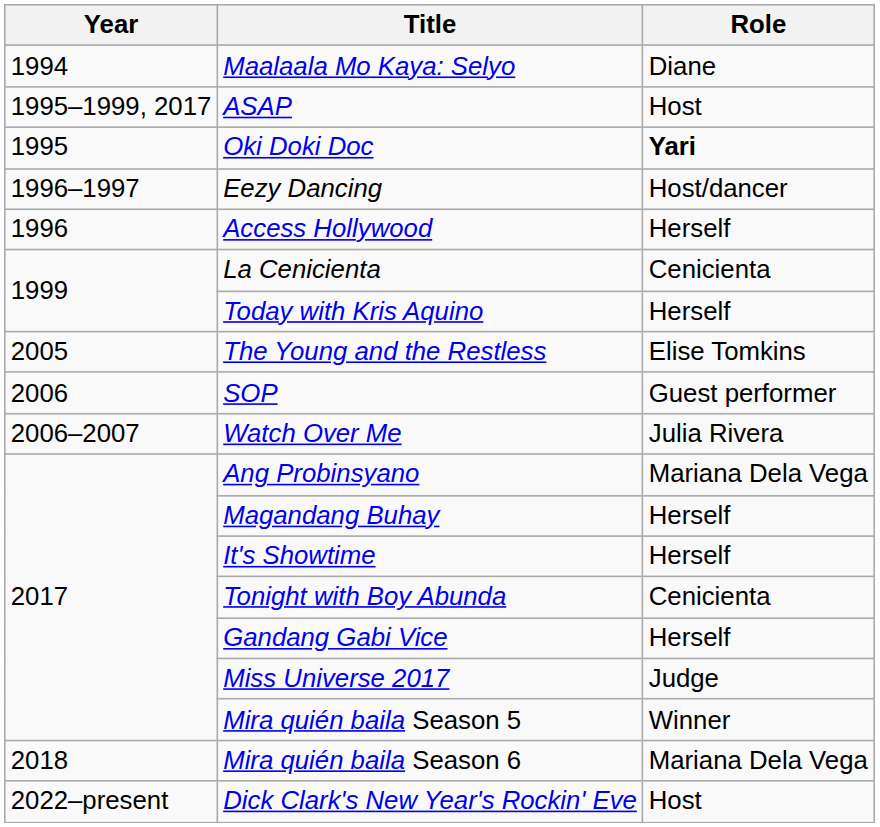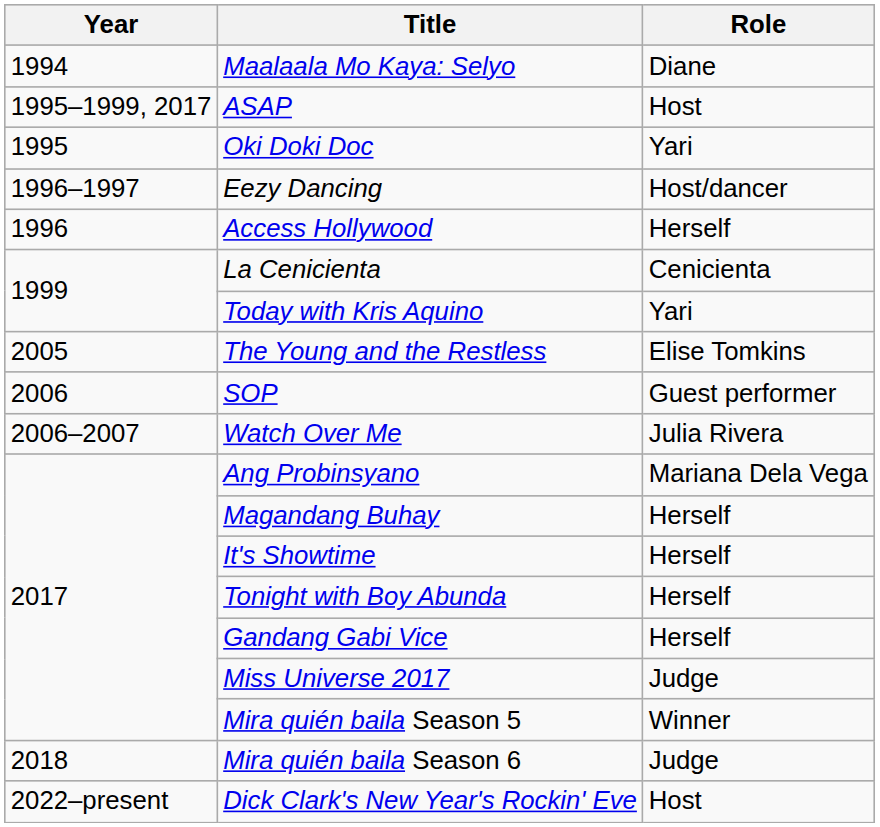(672, 147) bold -> (671, 147) normal
(690, 310) Herself -> (671, 310) Yari
(710, 596) Cenicienta -> (690, 596) Herself
(758, 760) Mariana Dela Vega -> (684, 760) Judge
